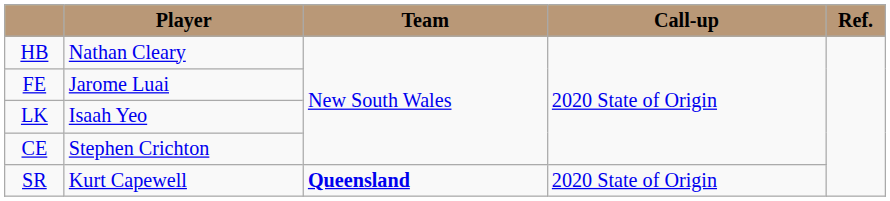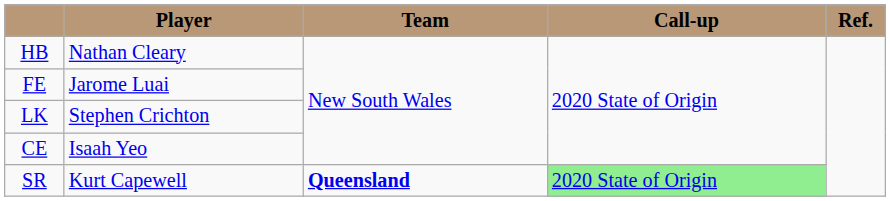(108, 116) Isaah Yeo -> (139, 116) Stephen Crichton
(139, 148) Stephen Crichton -> (108, 148) Isaah Yeo
(634, 180) no background -> (634, 180) lightgreen background
